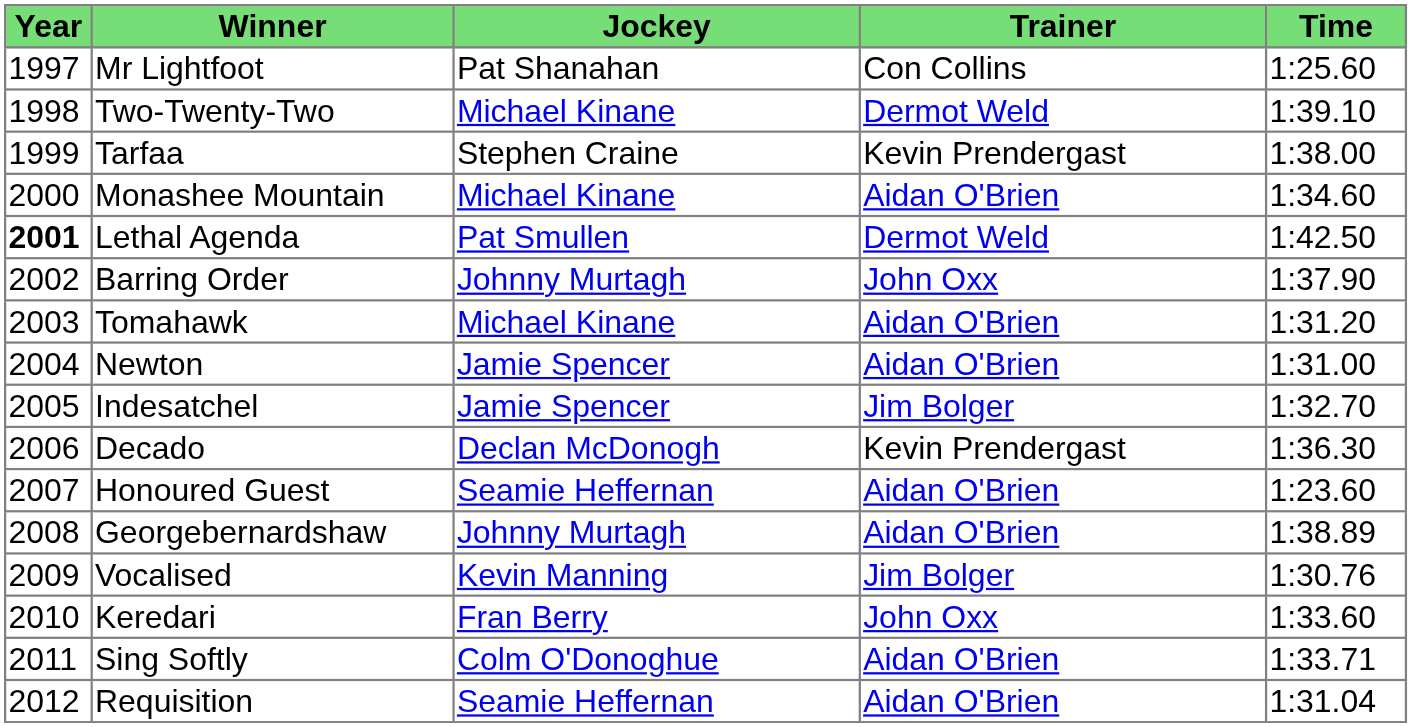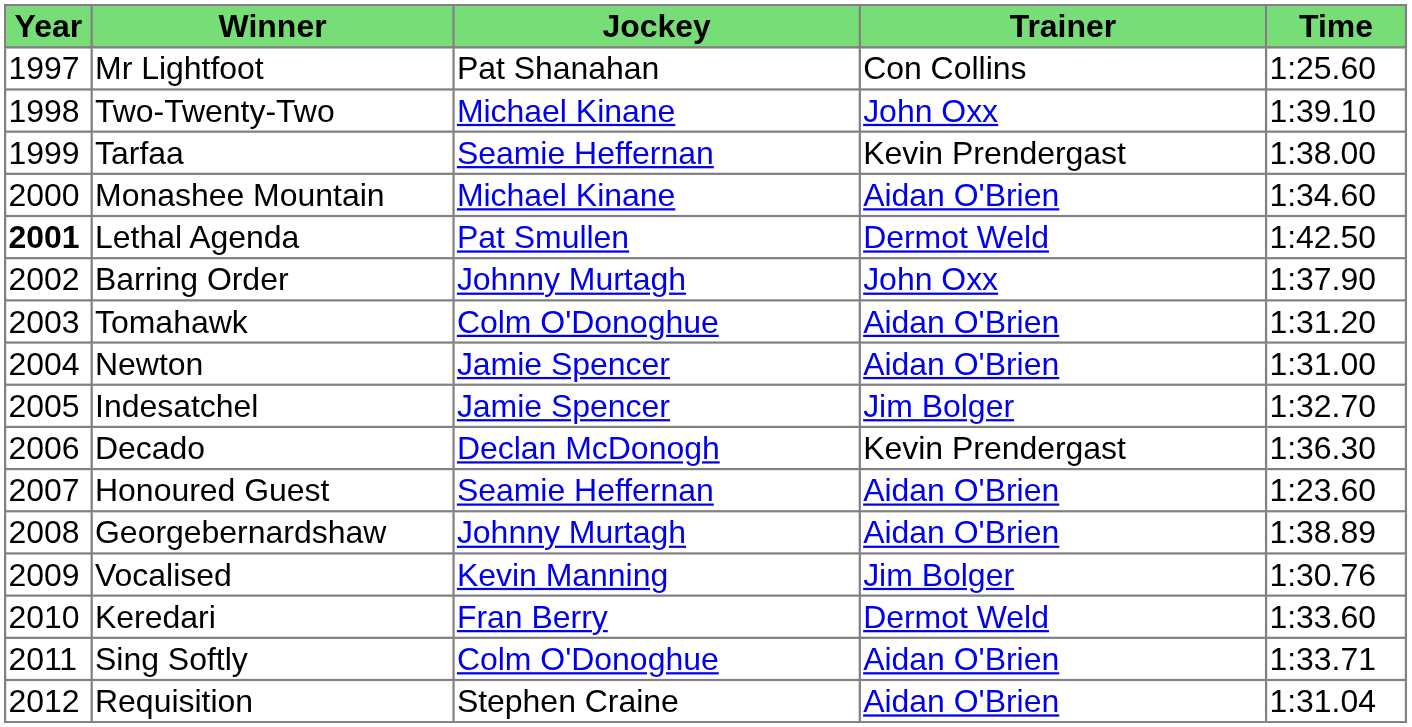(956, 111) Dermot Weld -> (931, 111) John Oxx
(568, 153) Stephen Craine -> (585, 153) Seamie Heffernan
(566, 321) Michael Kinane -> (588, 321) Colm O'Donoghue
(931, 617) John Oxx -> (956, 617) Dermot Weld
(585, 701) Seamie Heffernan -> (568, 701) Stephen Craine
